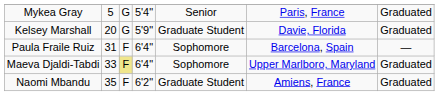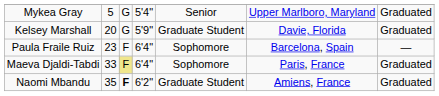(312, 13) Paris, France -> (312, 13) Upper Marlboro, Maryland
(110, 47) 31 -> (110, 47) 23
(312, 64) Upper Marlboro, Maryland -> (312, 64) Paris, France
(126, 82) normal -> (126, 82) bold
